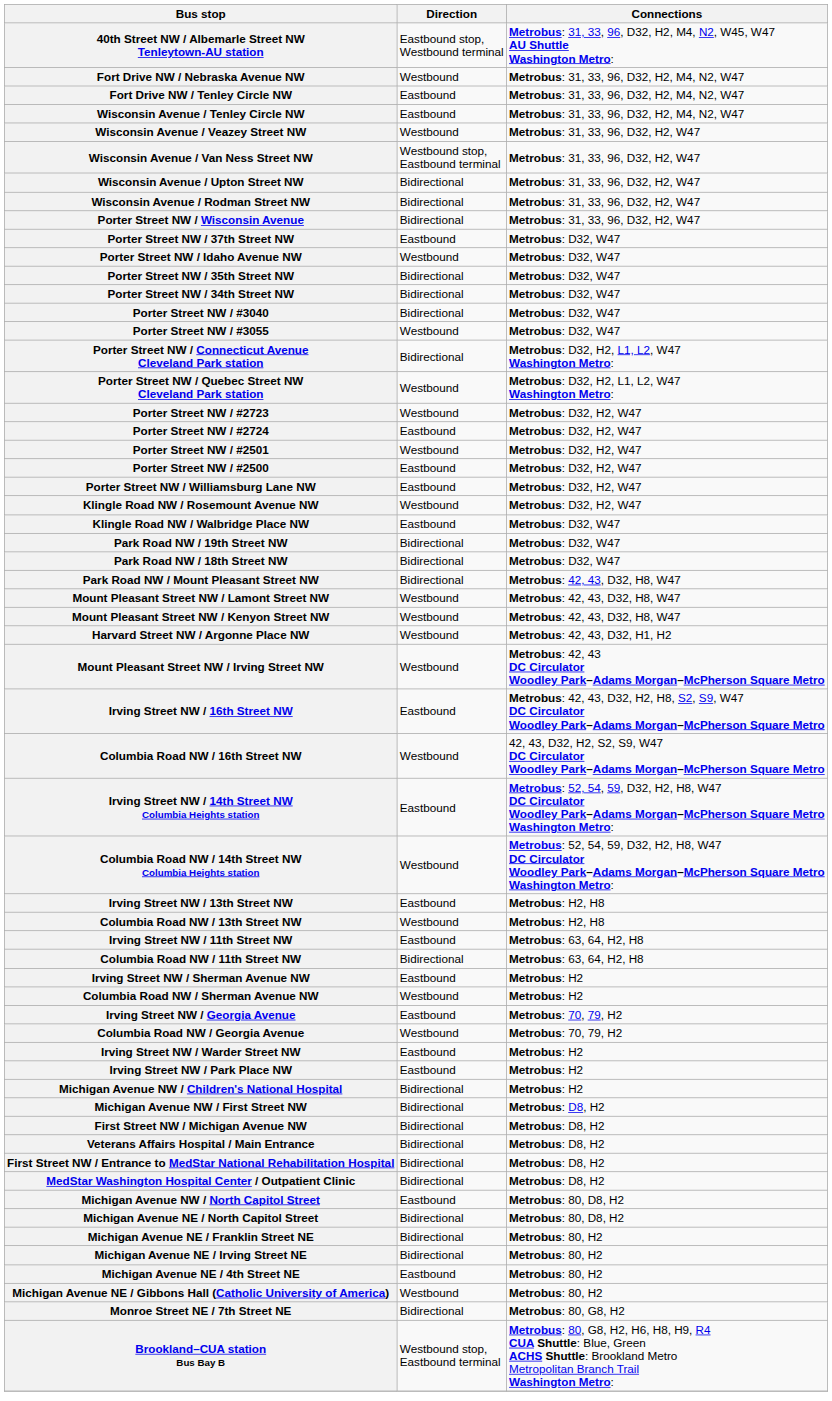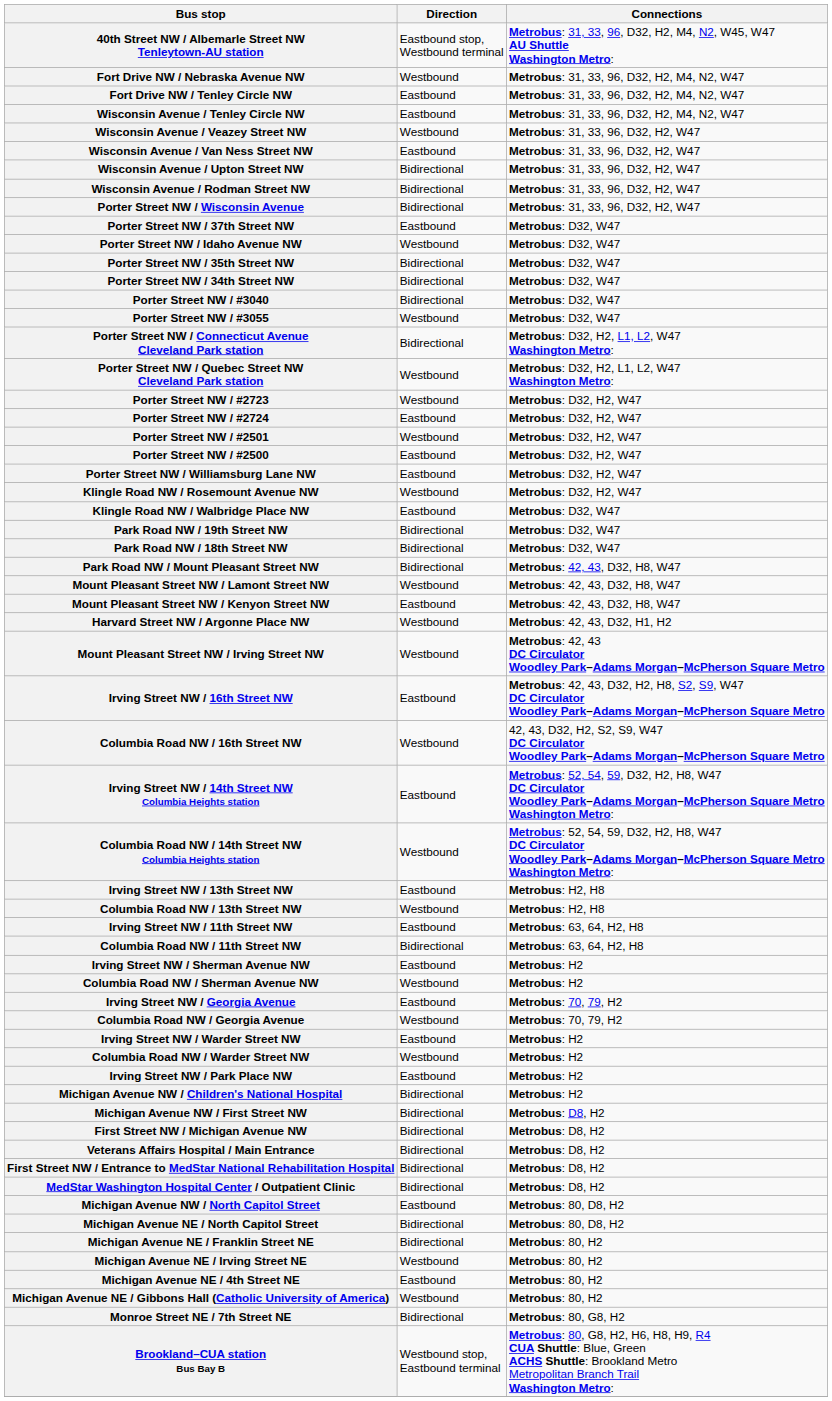(450, 158) Westbound stop, Eastbound terminal -> (428, 151) Eastbound
(429, 617) Westbound -> (428, 604) Eastbound
+ row: (201, 1057)
(432, 1255) Bidirectional -> (429, 1261) Westbound
